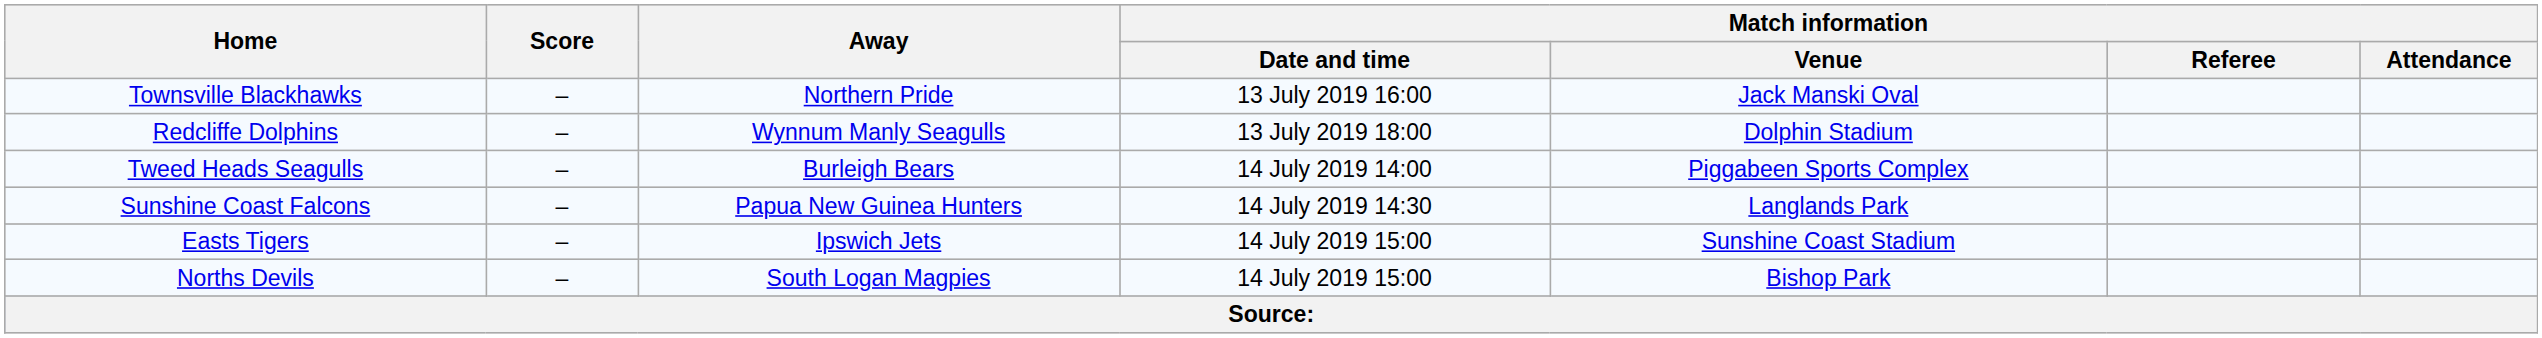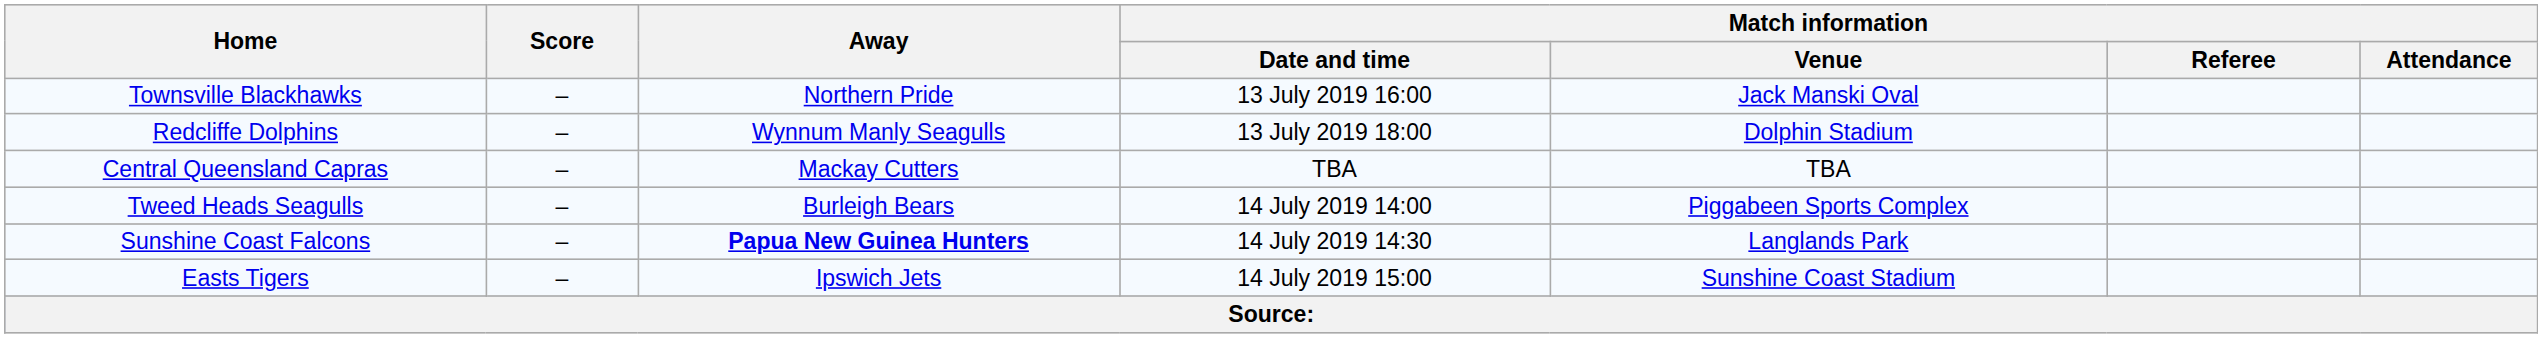+ row: (245, 169)
(879, 205) normal -> (879, 242) bold
- row: (245, 278)
